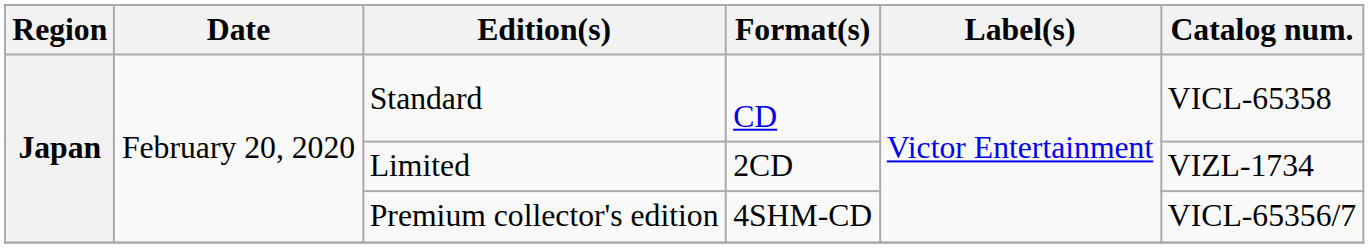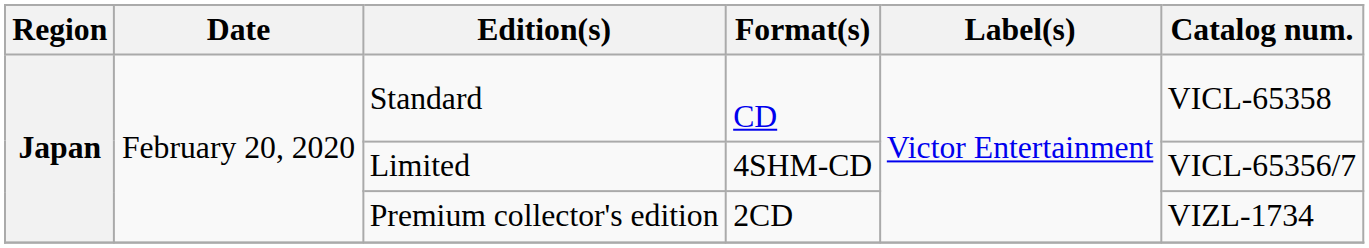(763, 165) 2CD -> (803, 165) 4SHM-CD
(1241, 165) VIZL-1734 -> (1262, 165) VICL-65356/7
(803, 215) 4SHM-CD -> (763, 215) 2CD
(1262, 215) VICL-65356/7 -> (1241, 215) VIZL-1734
